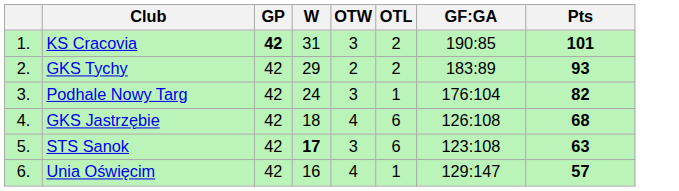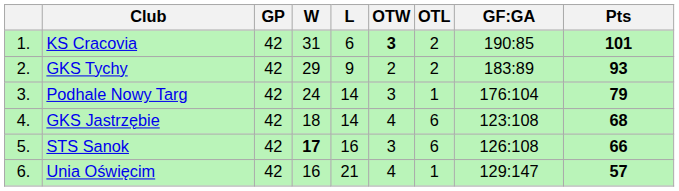+ column: (349, 17)
(273, 43) bold -> (273, 43) normal
(353, 43) normal -> (391, 43) bold
(580, 95) 82 -> (619, 95) 79
(471, 120) 126:108 -> (509, 120) 123:108
(471, 146) 123:108 -> (509, 146) 126:108
(580, 146) 63 -> (619, 146) 66
